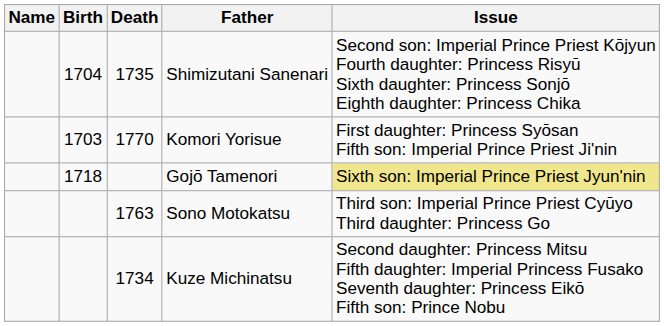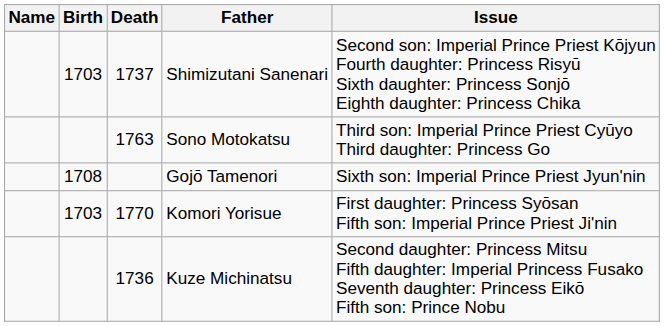(83, 74) 1704 -> (83, 74) 1703
(135, 74) 1735 -> (135, 74) 1737
rows swapped: (224, 139) <-> (228, 213)
(83, 176) 1718 -> (83, 176) 1708
(491, 176) khaki background -> (491, 176) no background
(135, 279) 1734 -> (135, 279) 1736
